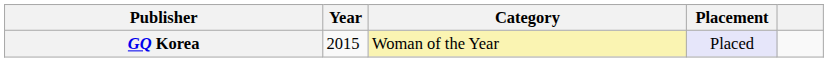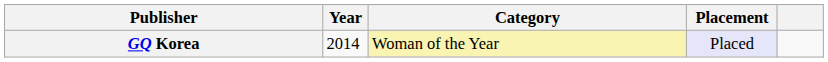(343, 43) 2015 -> (343, 43) 2014
